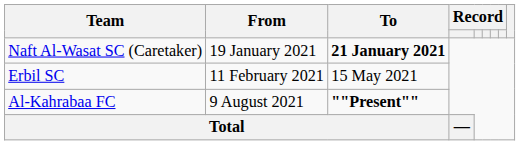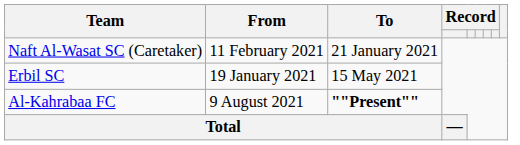(263, 50) 19 January 2021 -> (267, 50) 11 February 2021
(388, 50) bold -> (385, 50) normal
(267, 76) 11 February 2021 -> (263, 76) 19 January 2021
